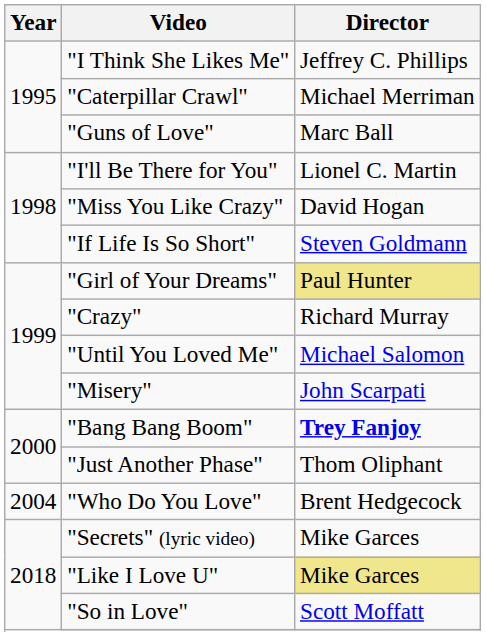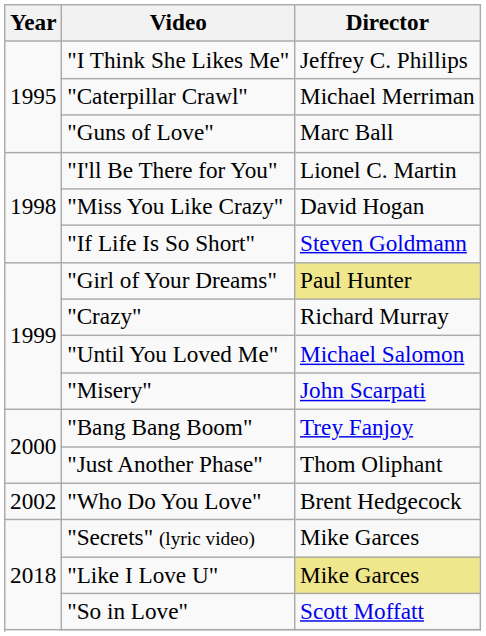(360, 427) bold -> (357, 427) normal
(33, 501) 2004 -> (33, 501) 2002
